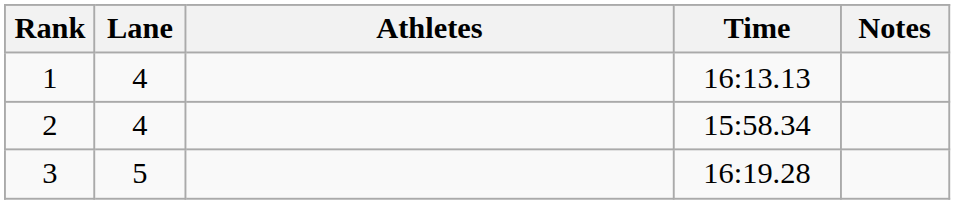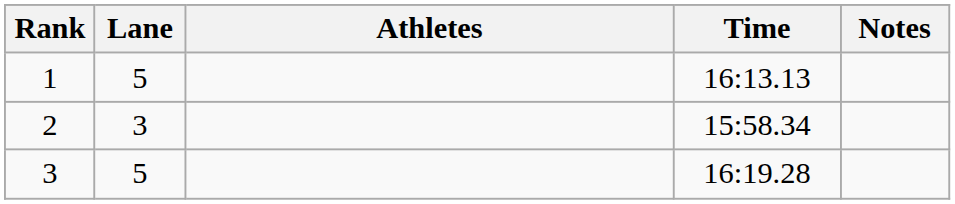(140, 76) 4 -> (140, 76) 5
(140, 125) 4 -> (140, 125) 3
